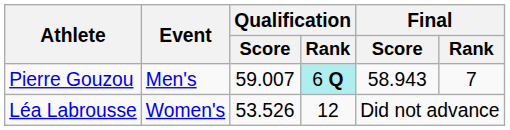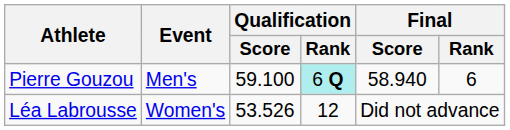(265, 80) 59.007 -> (265, 80) 59.100
(397, 80) 58.943 -> (397, 80) 58.940
(471, 80) 7 -> (471, 80) 6
